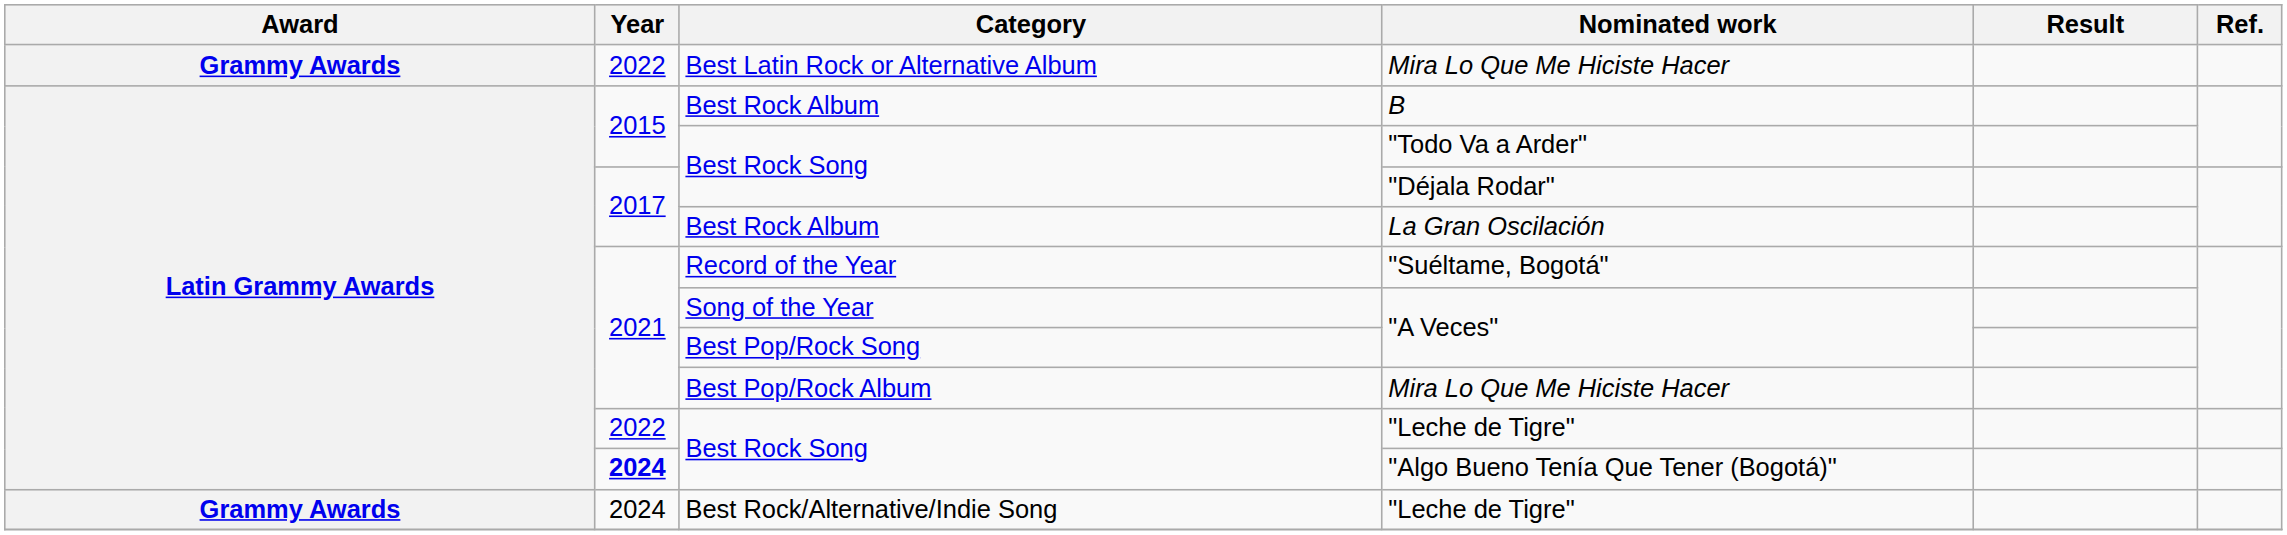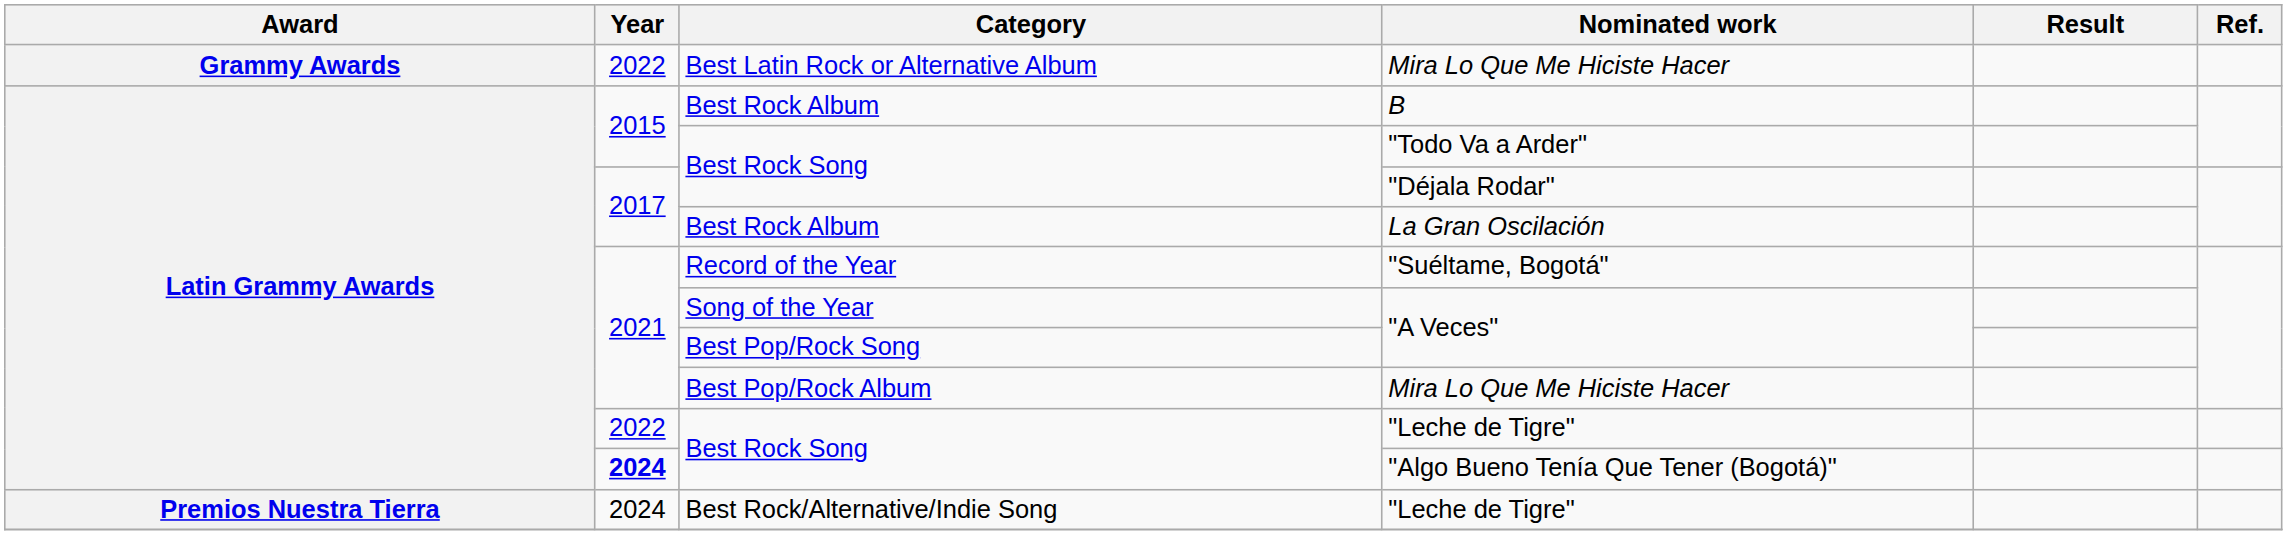(300, 508) Grammy Awards -> (300, 508) Premios Nuestra Tierra
